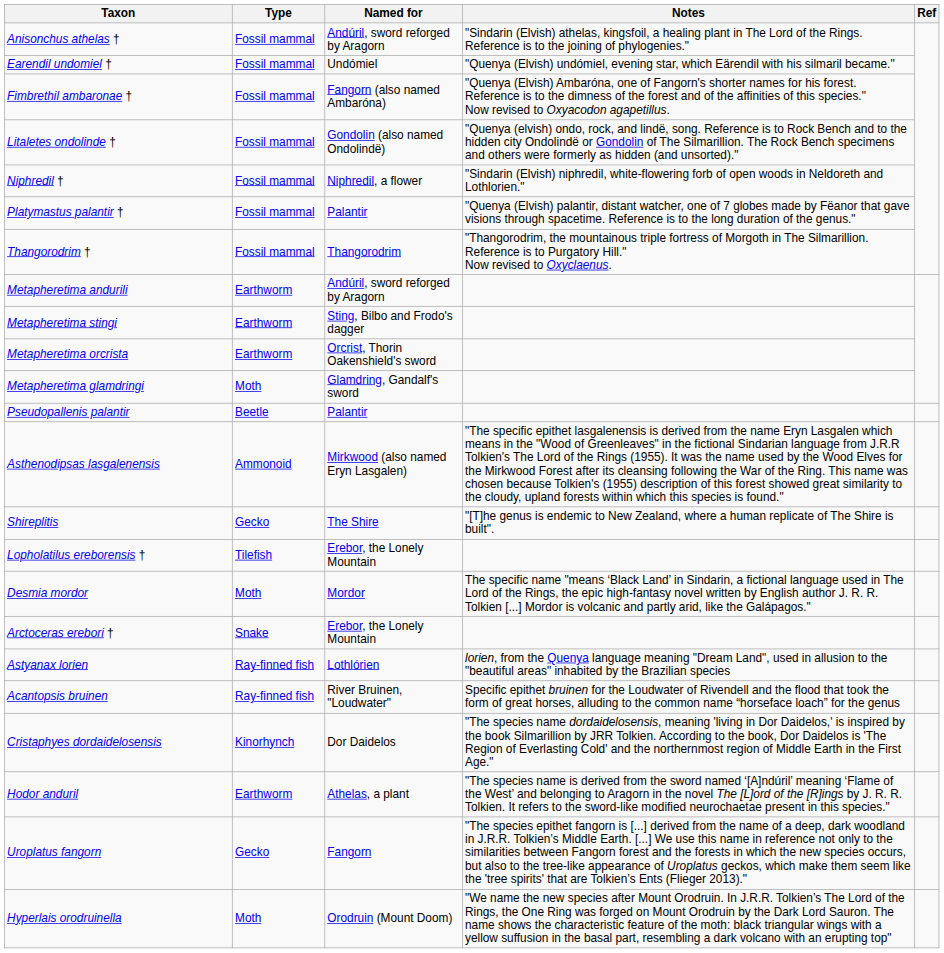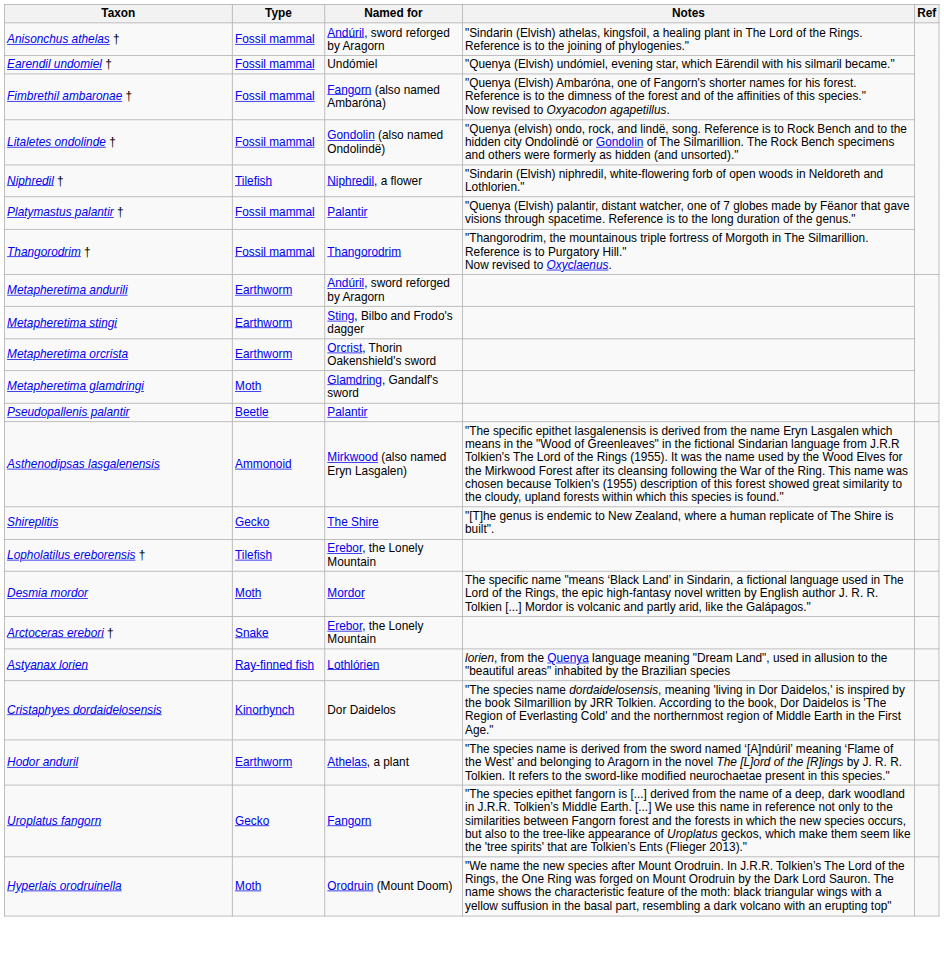(275, 181) Fossil mammal -> (254, 181) Tilefish
- row: (57, 697)
